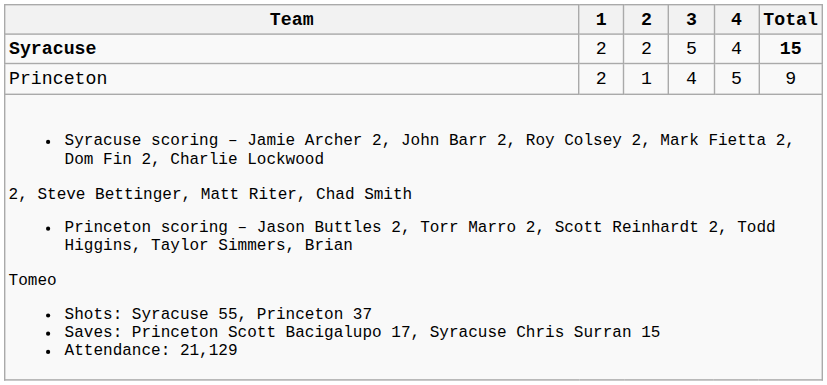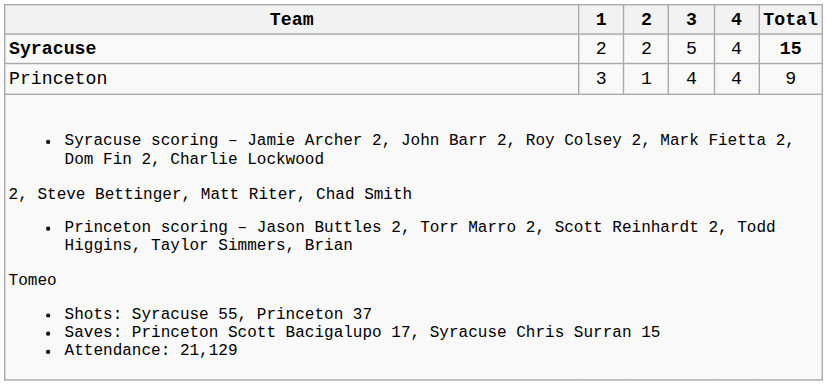(601, 79) 2 -> (601, 79) 3
(736, 79) 5 -> (736, 79) 4
